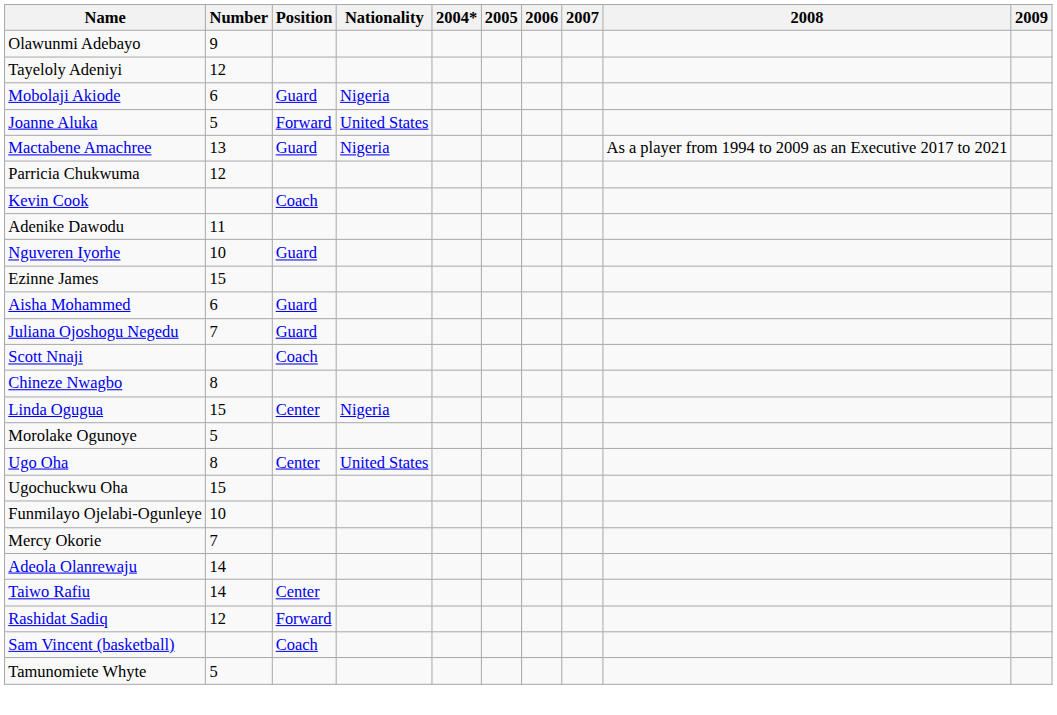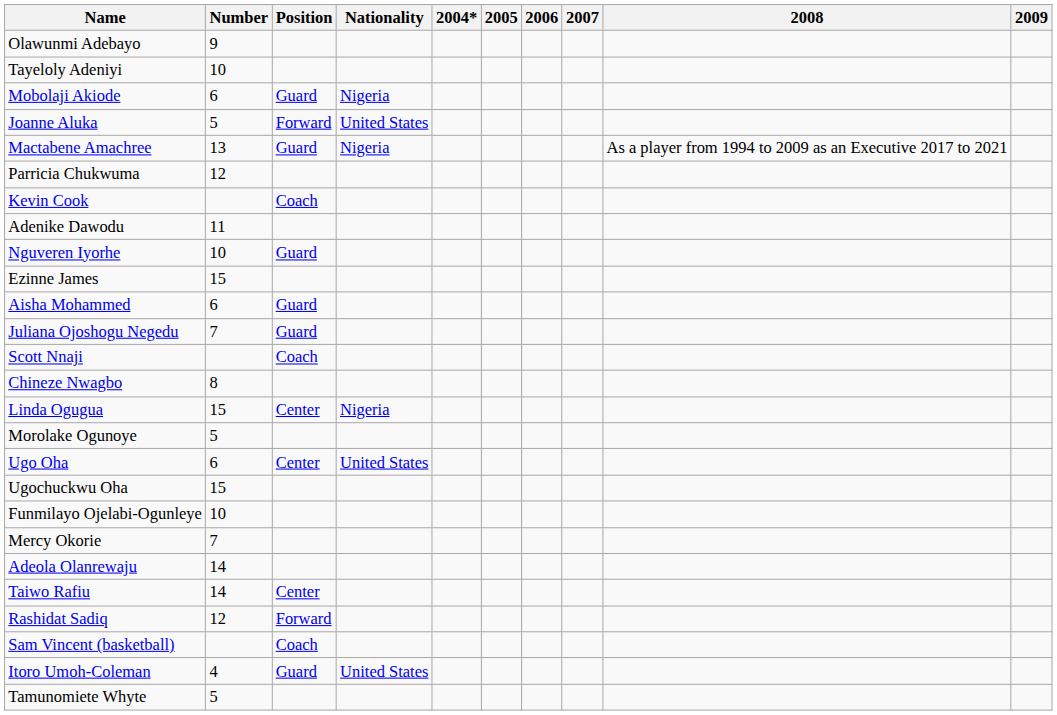(218, 69) 12 -> (218, 69) 10
(214, 461) 8 -> (214, 461) 6
+ row: (79, 670)
